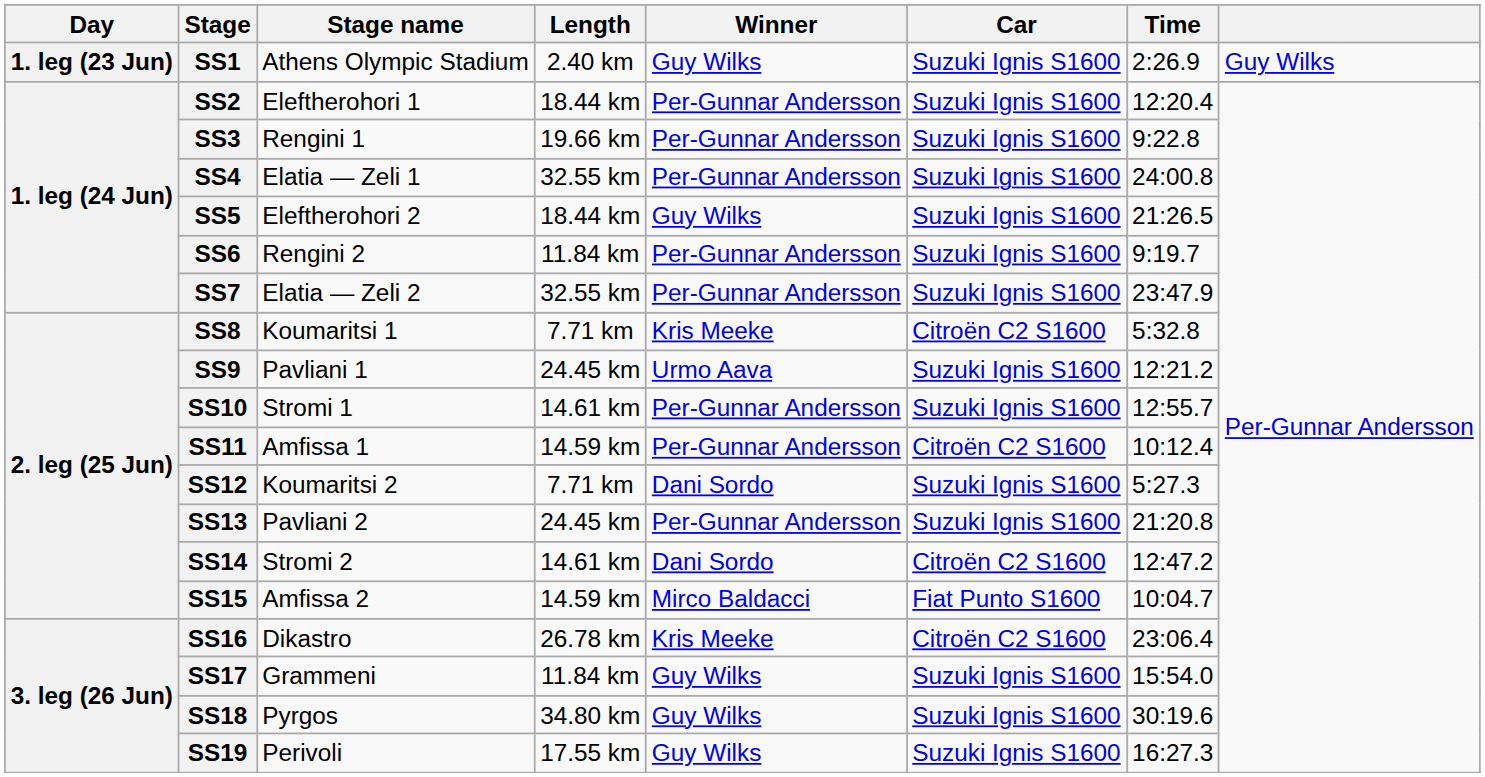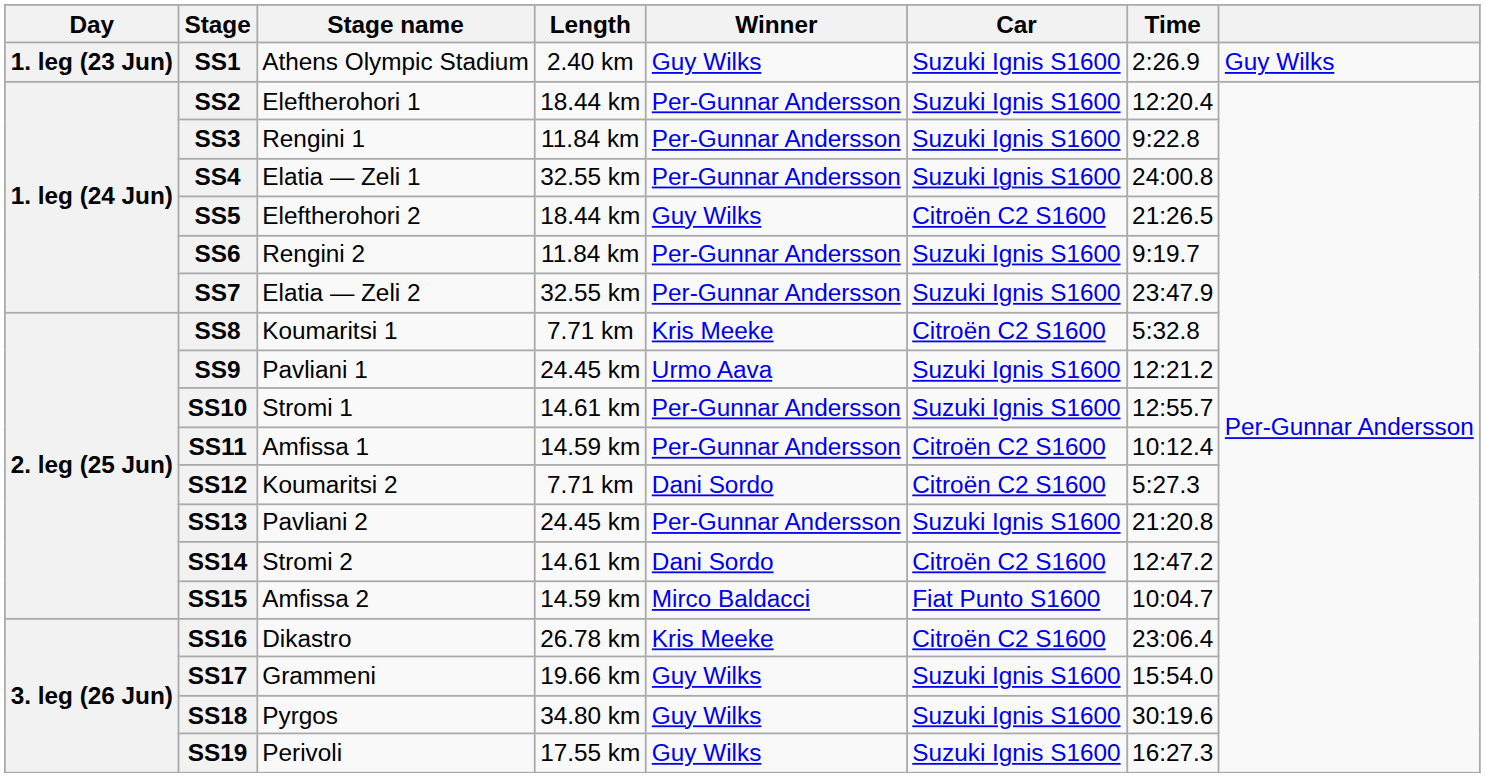(590, 139) 19.66 km -> (590, 139) 11.84 km
(1016, 216) Suzuki Ignis S1600 -> (1009, 216) Citroën C2 S1600
(1016, 484) Suzuki Ignis S1600 -> (1009, 484) Citroën C2 S1600
(590, 676) 11.84 km -> (590, 676) 19.66 km
